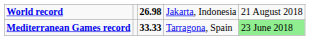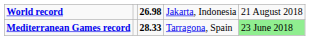(150, 27) 33.33 -> (150, 27) 28.33
